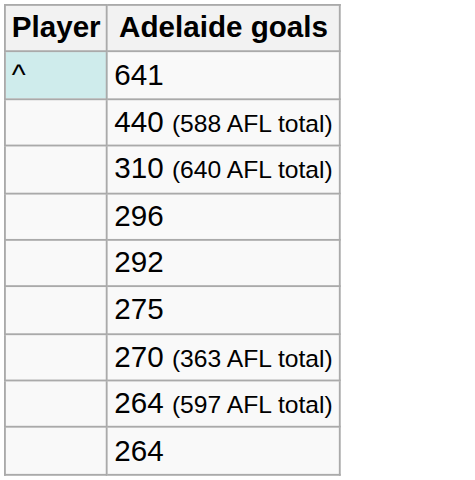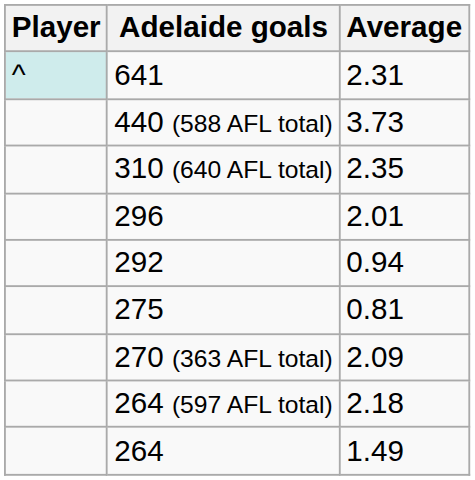+ column: (404, 27)
